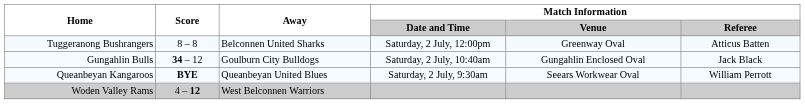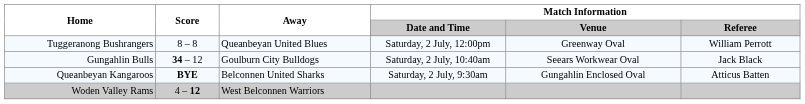(273, 43) Belconnen United Sharks -> (274, 43) Queanbeyan United Blues
(740, 43) Atticus Batten -> (740, 43) William Perrott
(593, 59) Gungahlin Enclosed Oval -> (593, 59) Seears Workwear Oval
(274, 75) Queanbeyan United Blues -> (273, 75) Belconnen United Sharks
(593, 75) Seears Workwear Oval -> (593, 75) Gungahlin Enclosed Oval
(740, 75) William Perrott -> (740, 75) Atticus Batten
